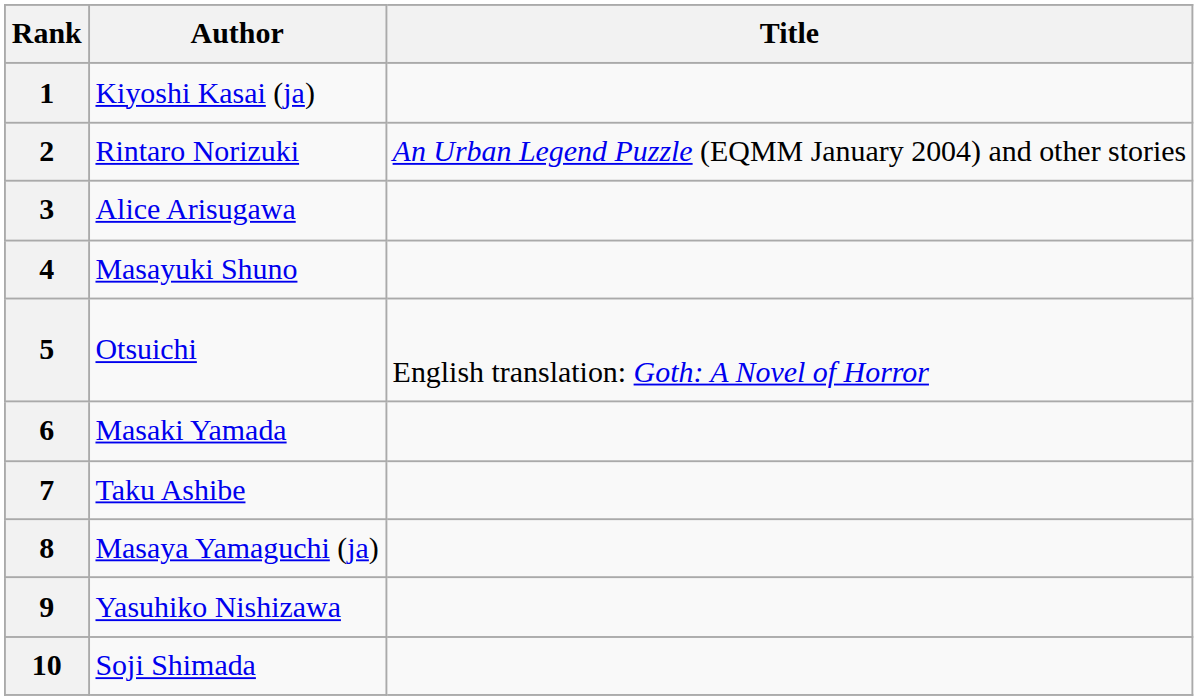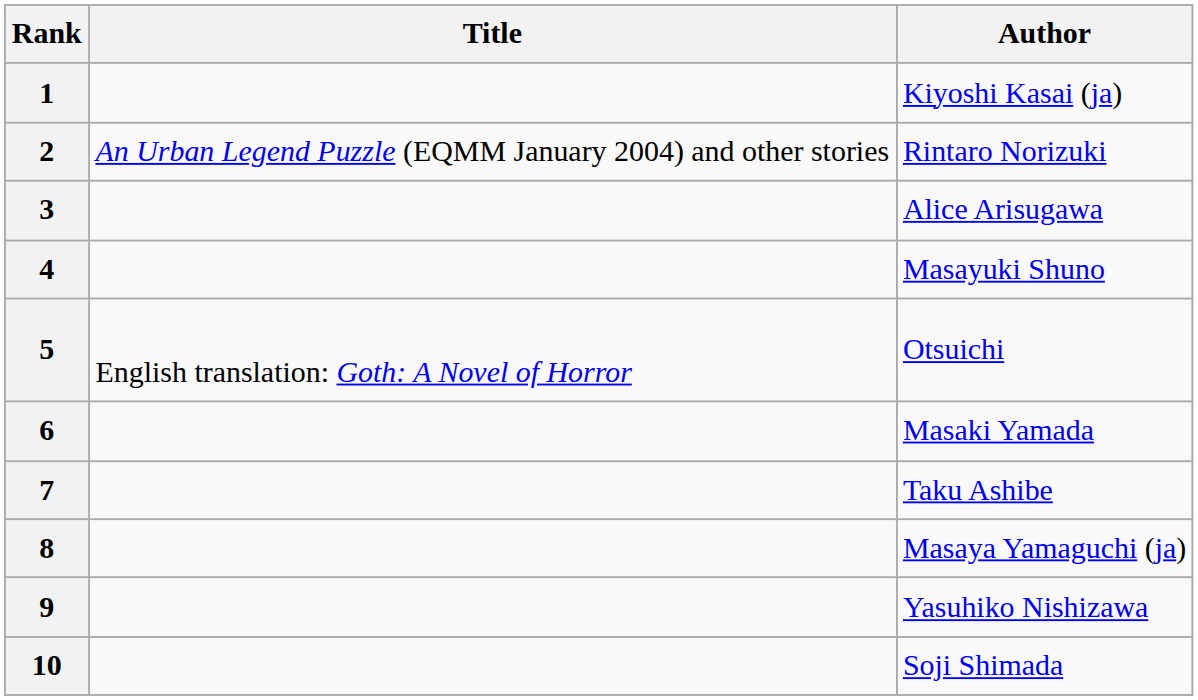columns swapped: (237, 33) <-> (789, 33)
